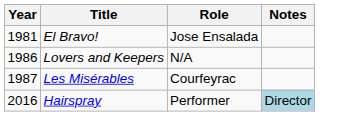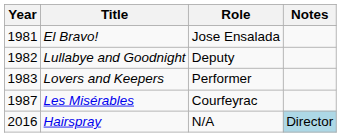+ row: (115, 57)
(22, 57) 1986 -> (22, 79) 1983
(181, 57) N/A -> (222, 79) Performer
(200, 100) Performer -> (203, 121) N/A
